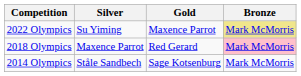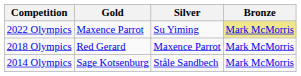columns swapped: (185, 12) <-> (110, 12)
(260, 46) pink background -> (260, 46) no background
